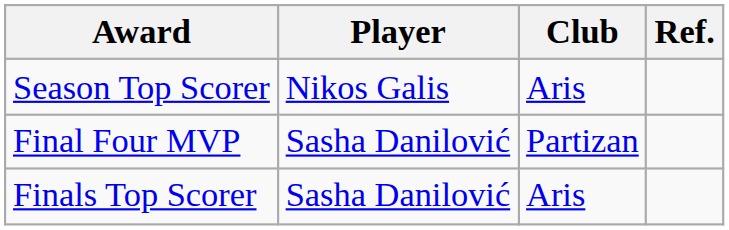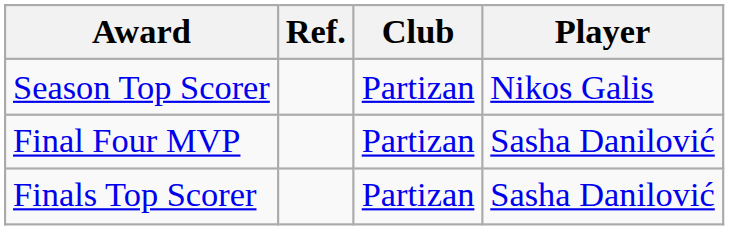columns swapped: (398, 31) <-> (685, 31)
(556, 86) Aris -> (418, 86) Partizan
(556, 195) Aris -> (418, 195) Partizan
